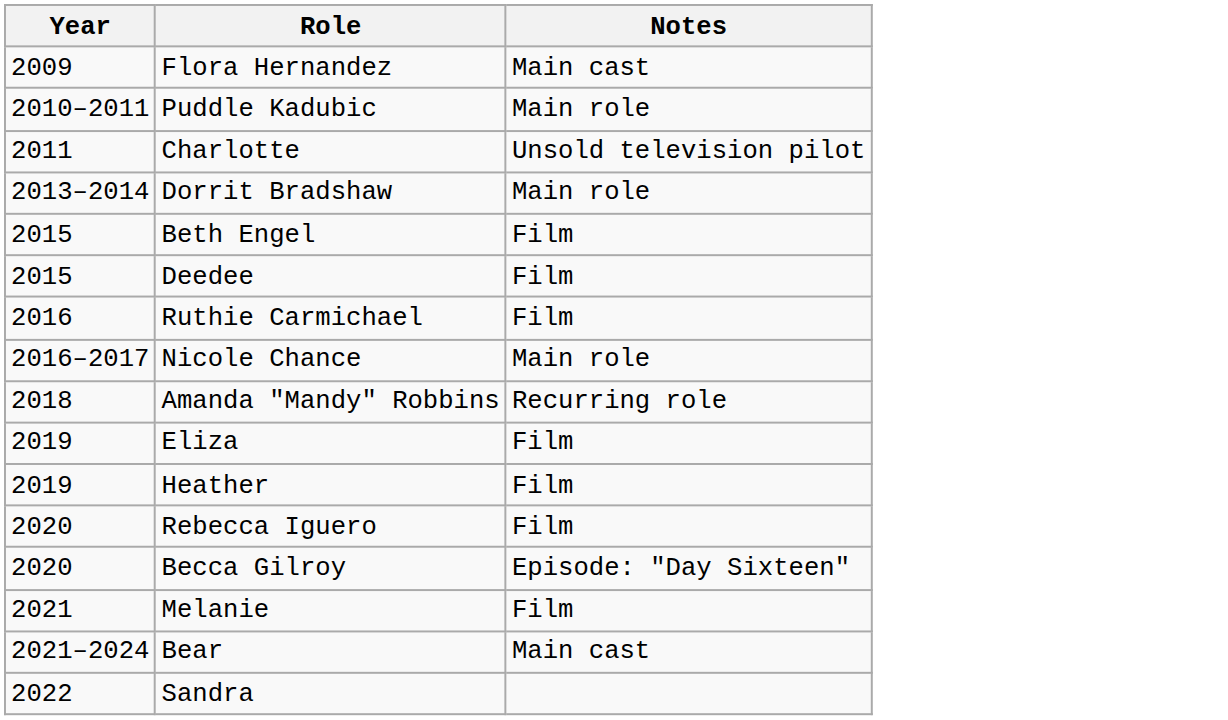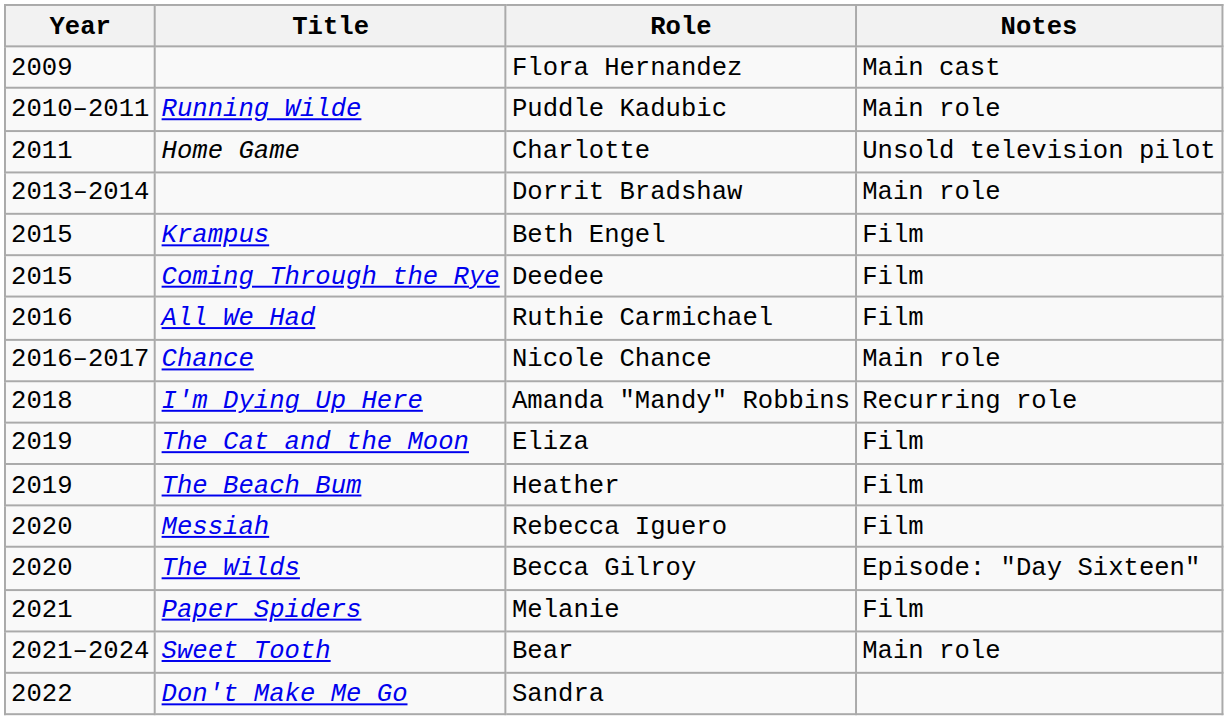+ column: (331, 26)
(581, 652) Main cast -> (931, 652) Main role
